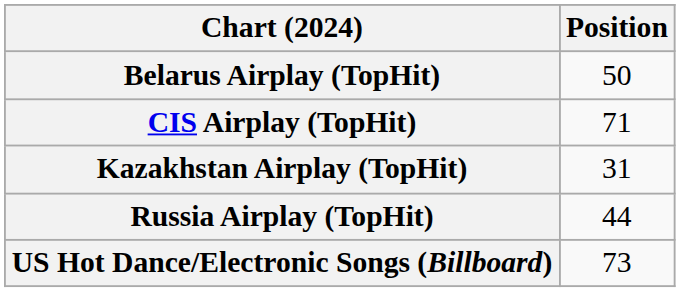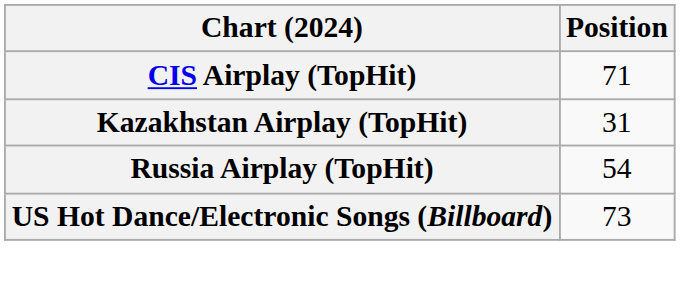- row: (282, 74)
(617, 215) 44 -> (617, 168) 54
